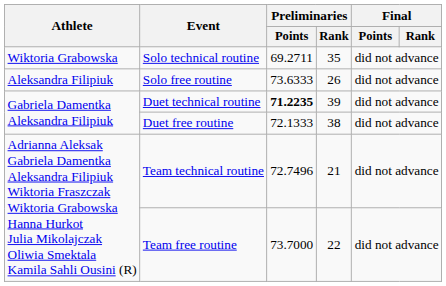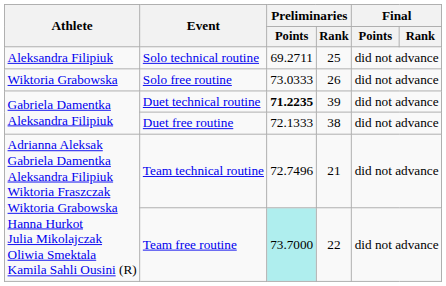(63, 58) Wiktoria Grabowska -> (60, 58) Aleksandra Filipiuk
(334, 58) 35 -> (334, 58) 25
(60, 80) Aleksandra Filipiuk -> (63, 80) Wiktoria Grabowska
(292, 80) 73.6333 -> (292, 80) 73.0333
(292, 245) no background -> (292, 245) paleturquoise background
